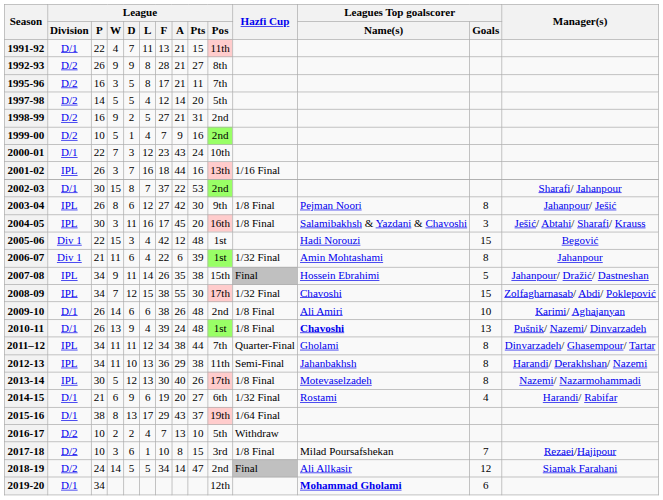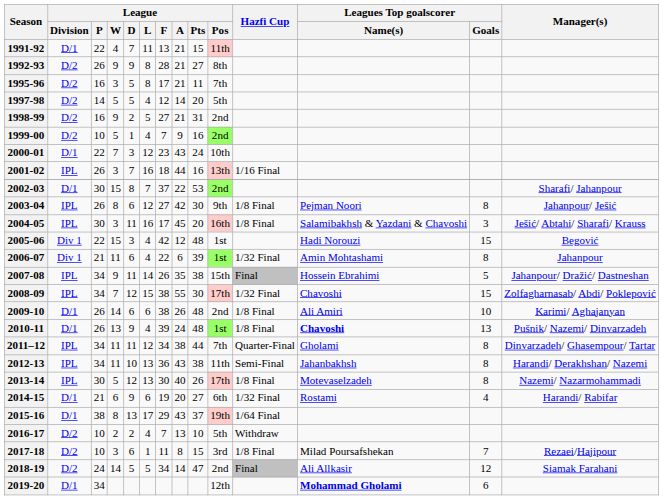(180, 363) 29 -> (180, 363) 43
(164, 450) 10 -> (164, 450) 11
